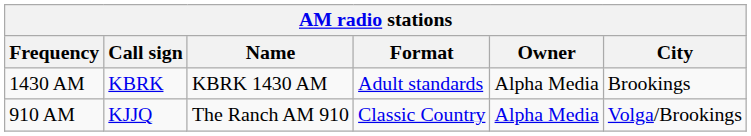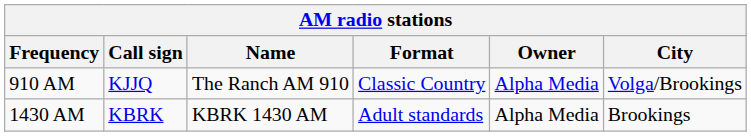rows swapped: (42, 114) <-> (47, 83)
